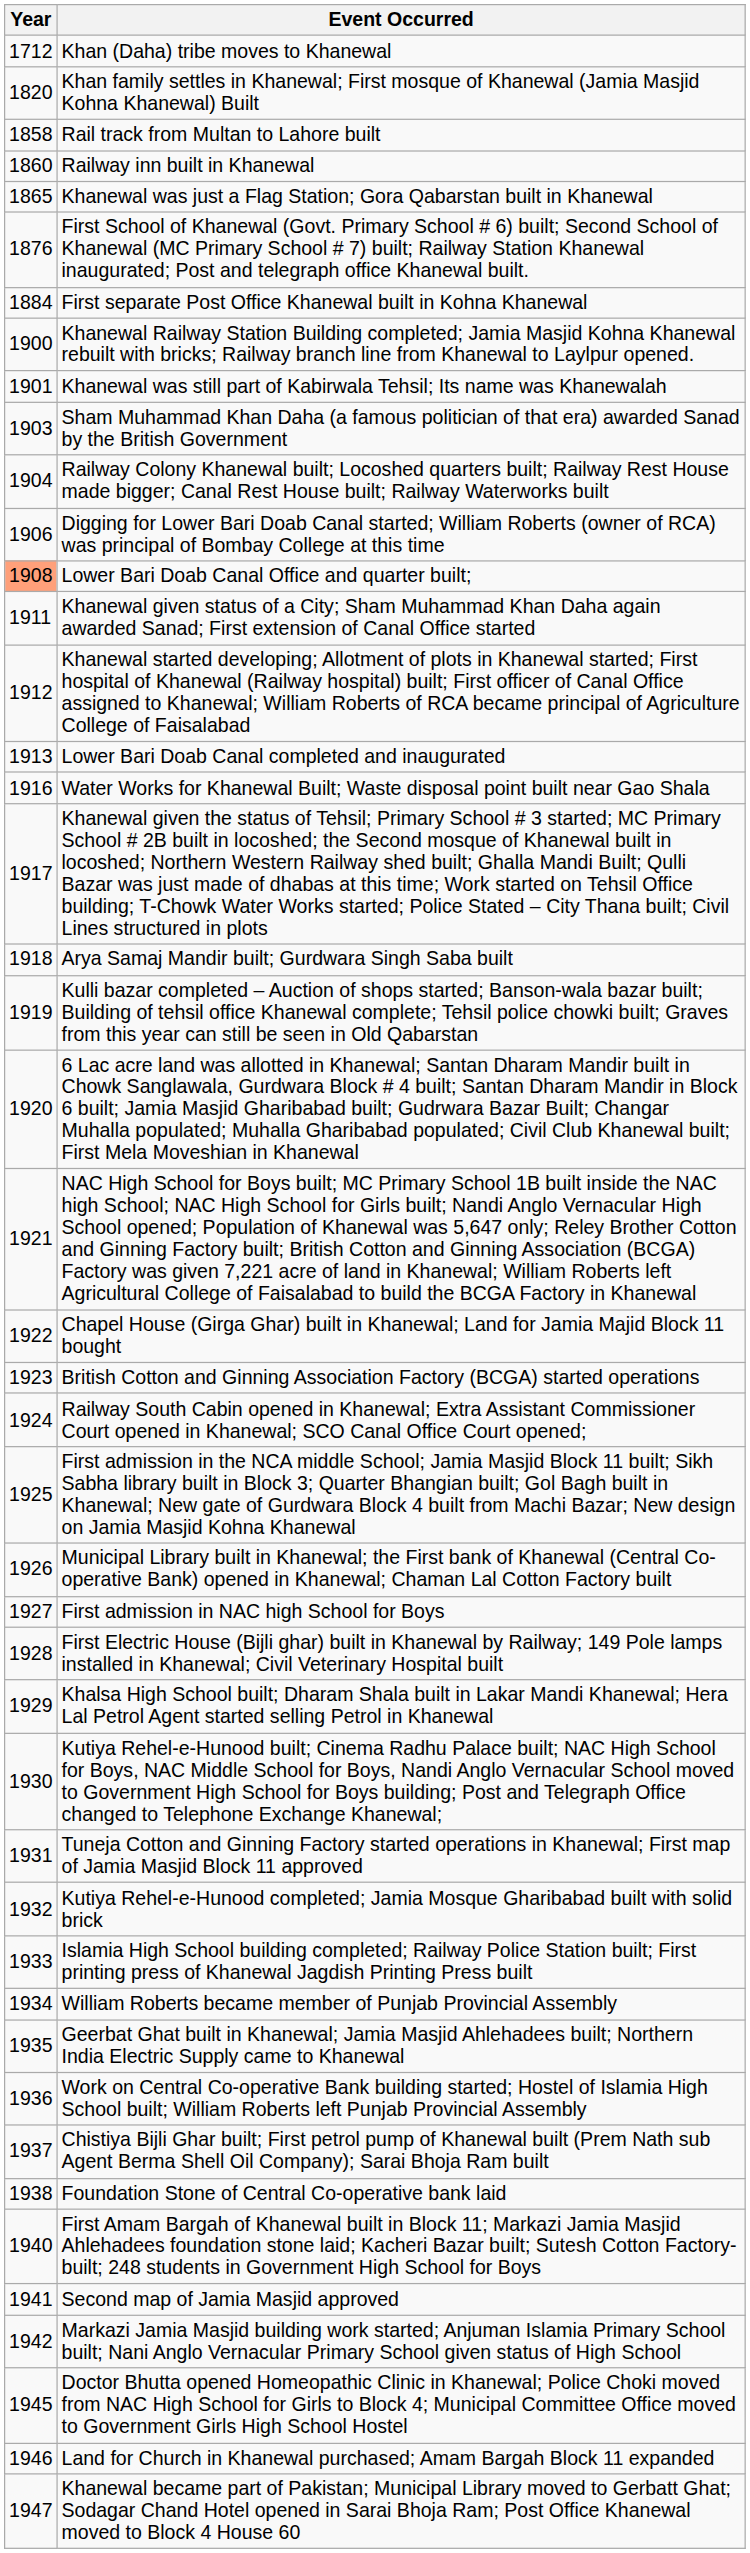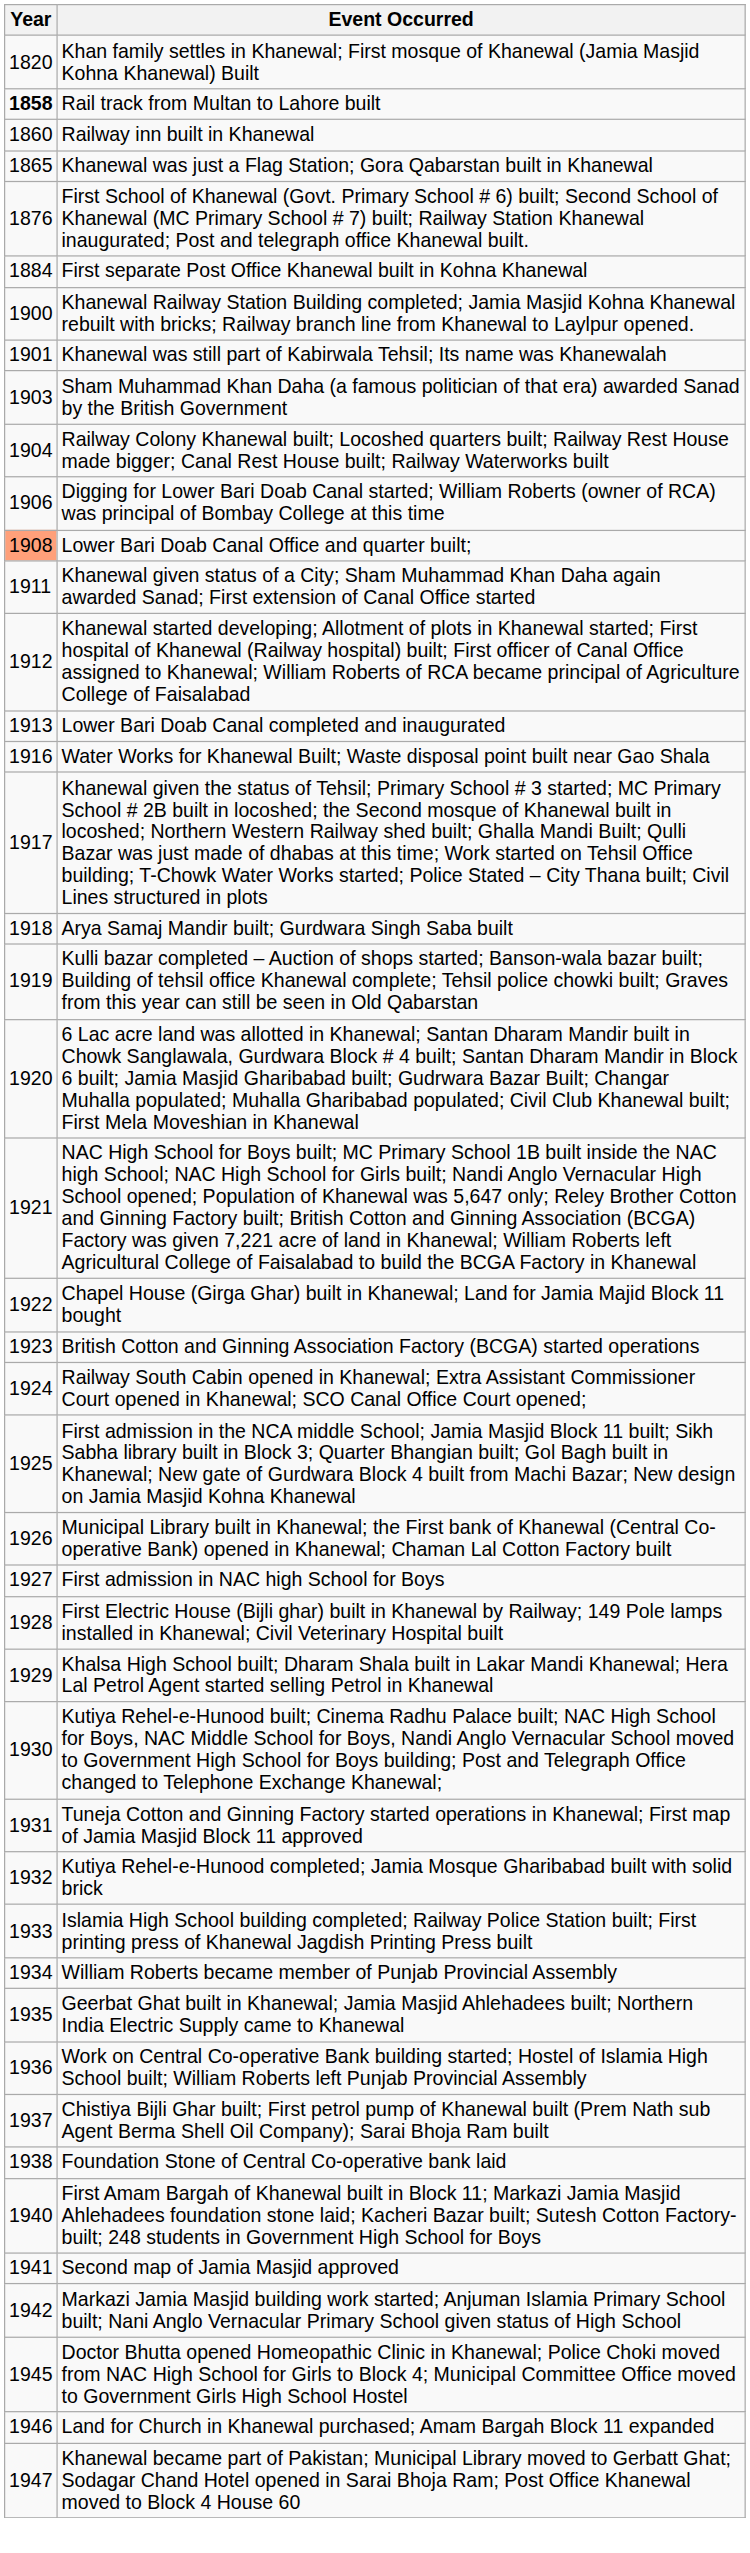- row: (226, 50)
(31, 134) normal -> (31, 103) bold
